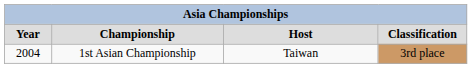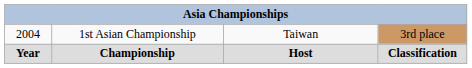rows swapped: (28, 34) <-> (28, 54)
